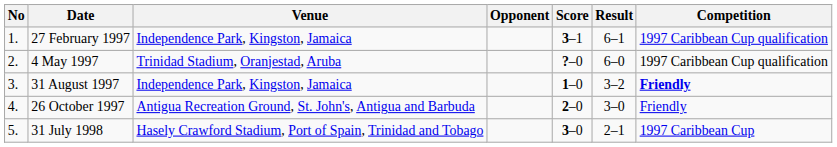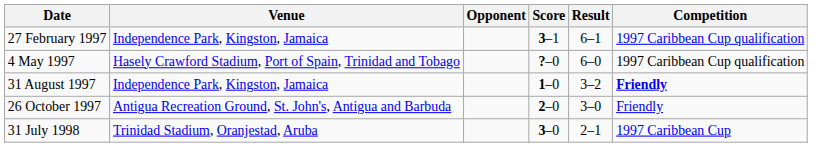- column: (16, 15)
(239, 61) Trinidad Stadium, Oranjestad, Aruba -> (286, 61) Hasely Crawford Stadium, Port of Spain, Trinidad and Tobago
(310, 129) Hasely Crawford Stadium, Port of Spain, Trinidad and Tobago -> (215, 129) Trinidad Stadium, Oranjestad, Aruba
